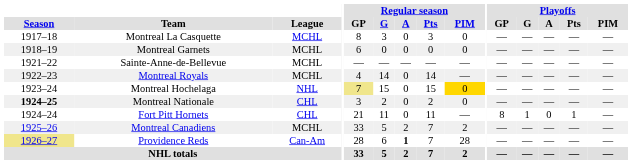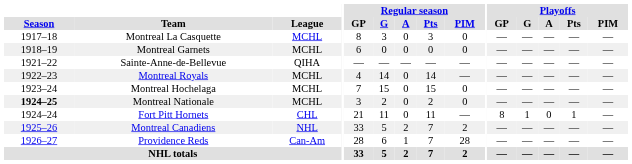(307, 62) MCHL -> (307, 62) QIHA
(307, 88) NHL -> (307, 88) MCHL
(359, 88) khaki background -> (359, 88) no background
(465, 88) gold background -> (465, 88) no background
(307, 101) CHL -> (307, 101) MCHL
(307, 127) MCHL -> (307, 127) NHL
(39, 140) khaki background -> (39, 140) no background
(406, 140) bold -> (406, 140) normal
